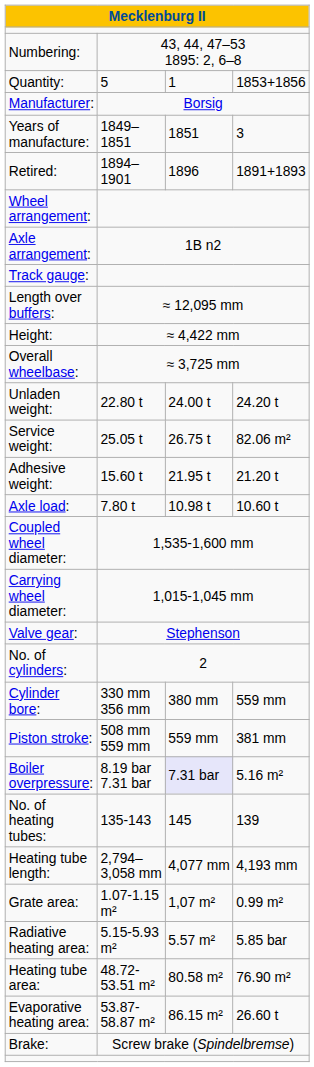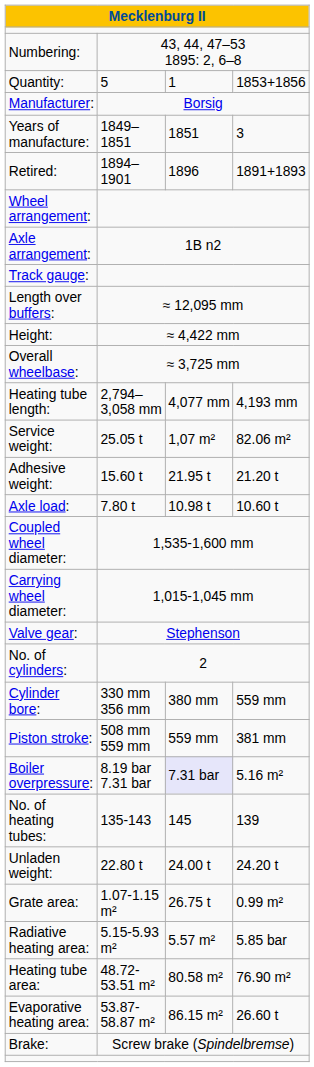rows swapped: (34, 401) <-> (48, 865)
(189, 439) 26.75 t -> (192, 439) 1,07 m²
(192, 903) 1,07 m² -> (189, 903) 26.75 t
